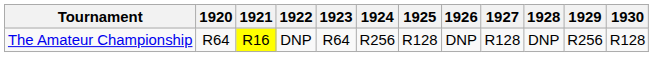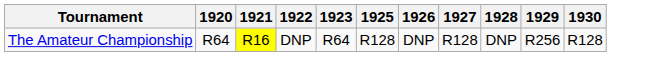- column: (377, 16)
